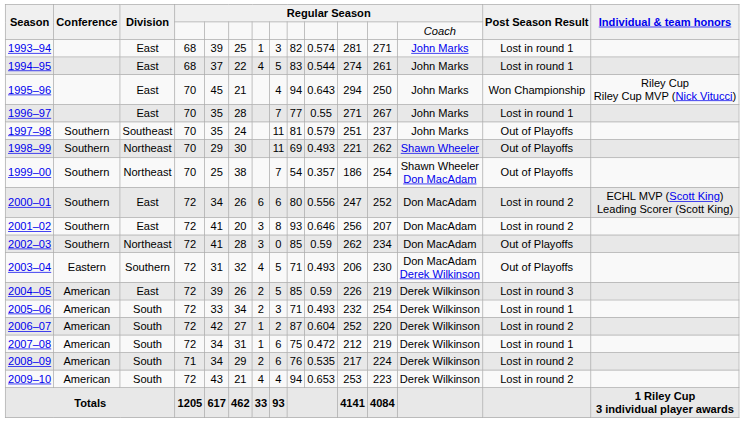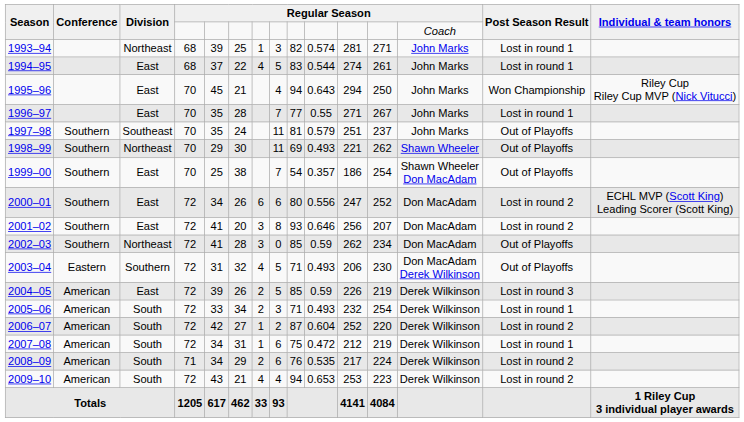(147, 48) East -> (147, 48) Northeast
(147, 172) Northeast -> (147, 172) East
